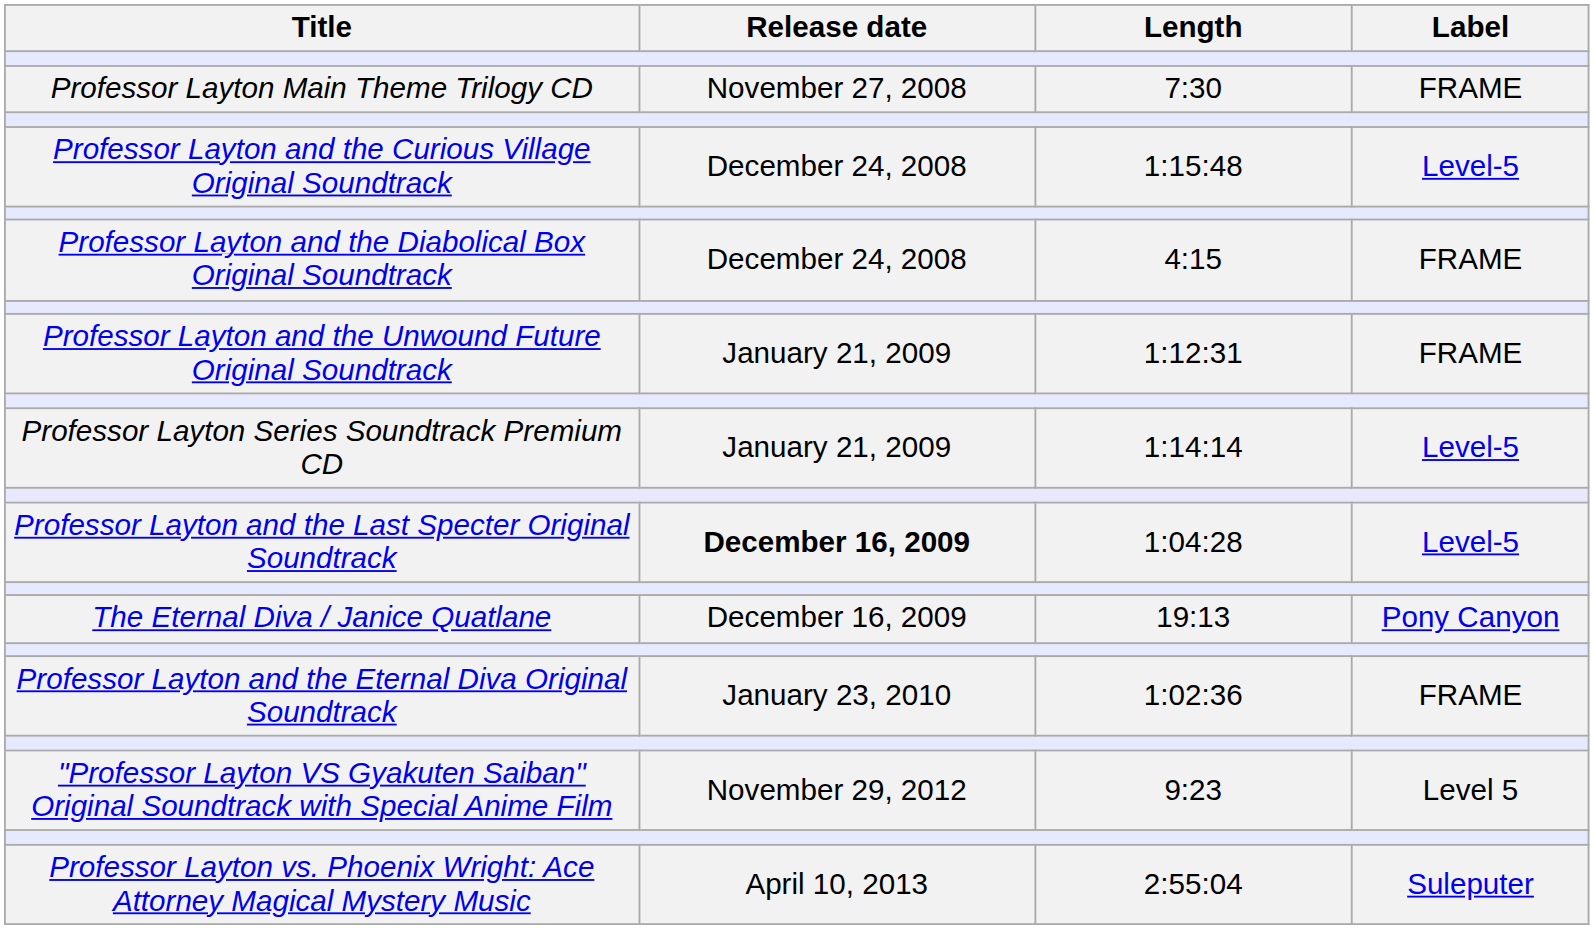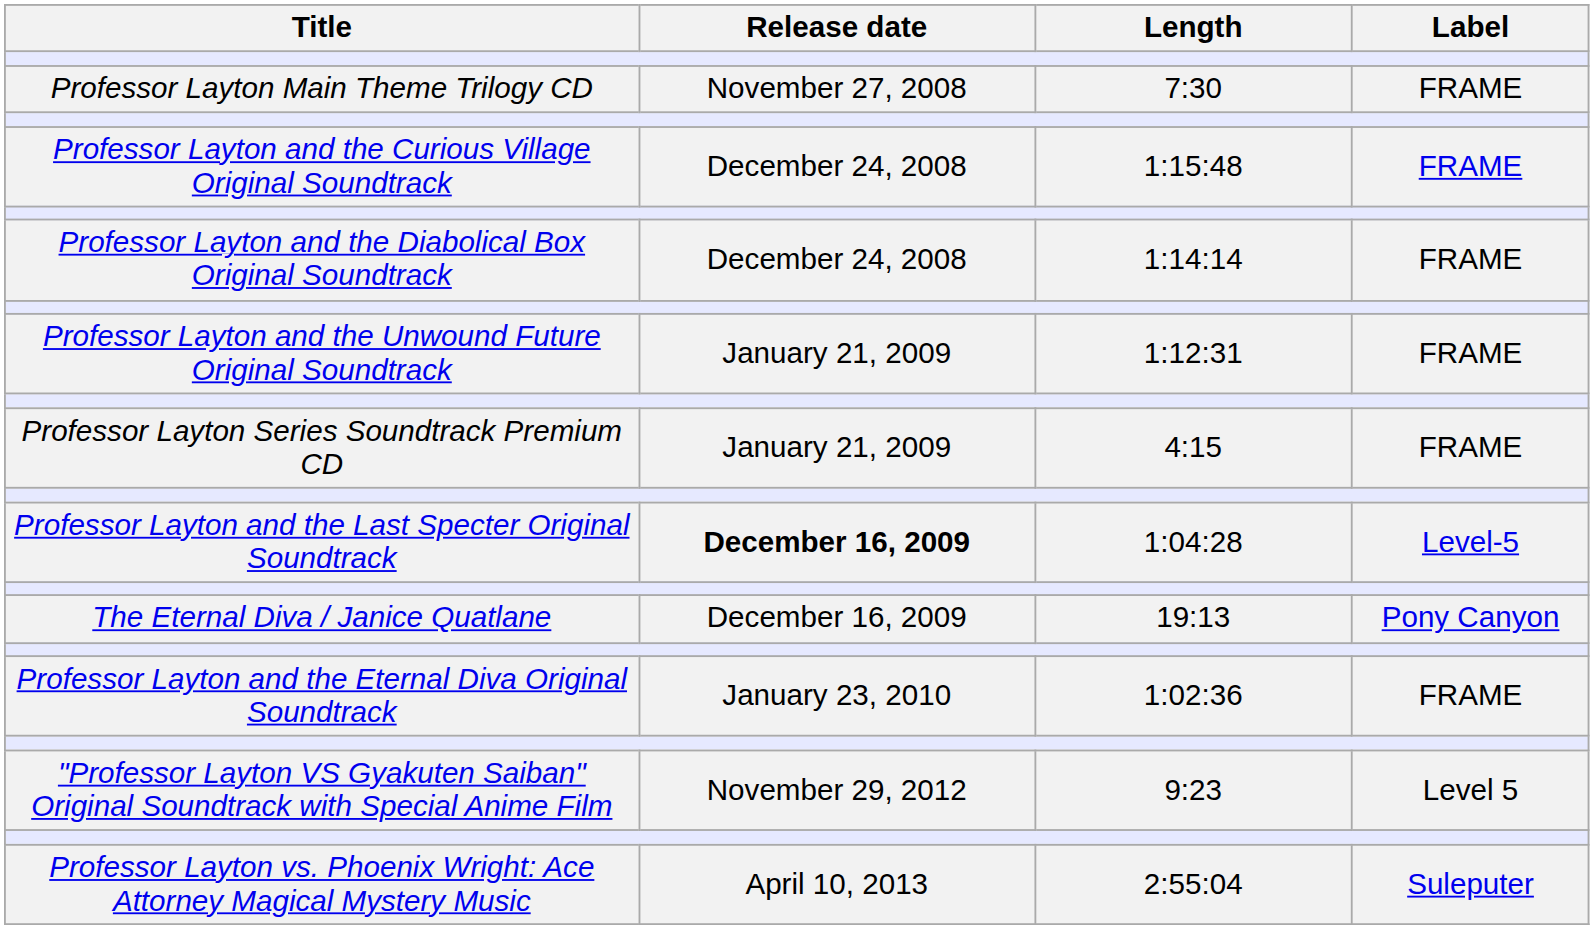(1471, 165) Level-5 -> (1471, 165) FRAME
(1193, 259) 4:15 -> (1193, 259) 1:14:14
(1193, 447) 1:14:14 -> (1193, 447) 4:15
(1471, 447) Level-5 -> (1471, 447) FRAME
